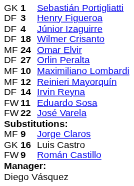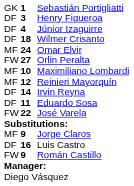(10, 60) DF -> (11, 60) FW
(11, 102) FW -> (10, 102) DF
(11, 145) GK -> (10, 145) DF
